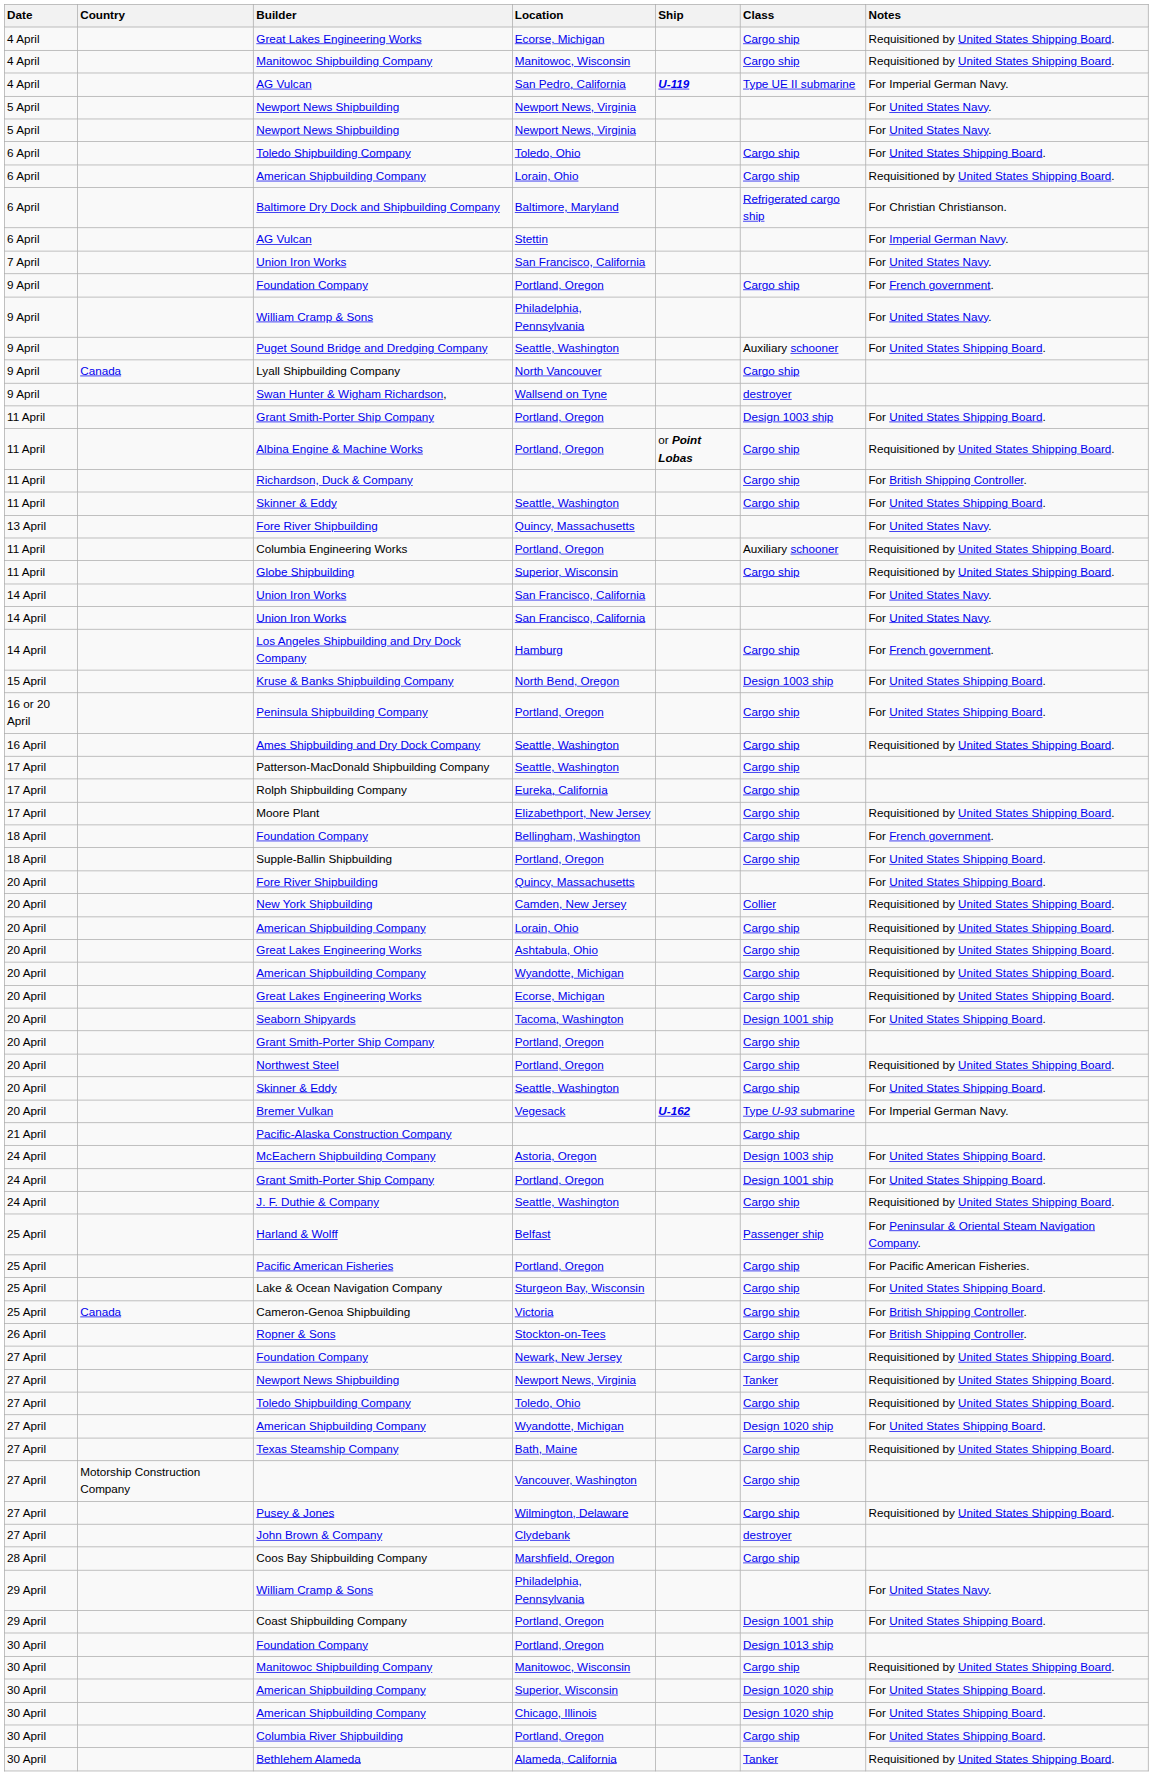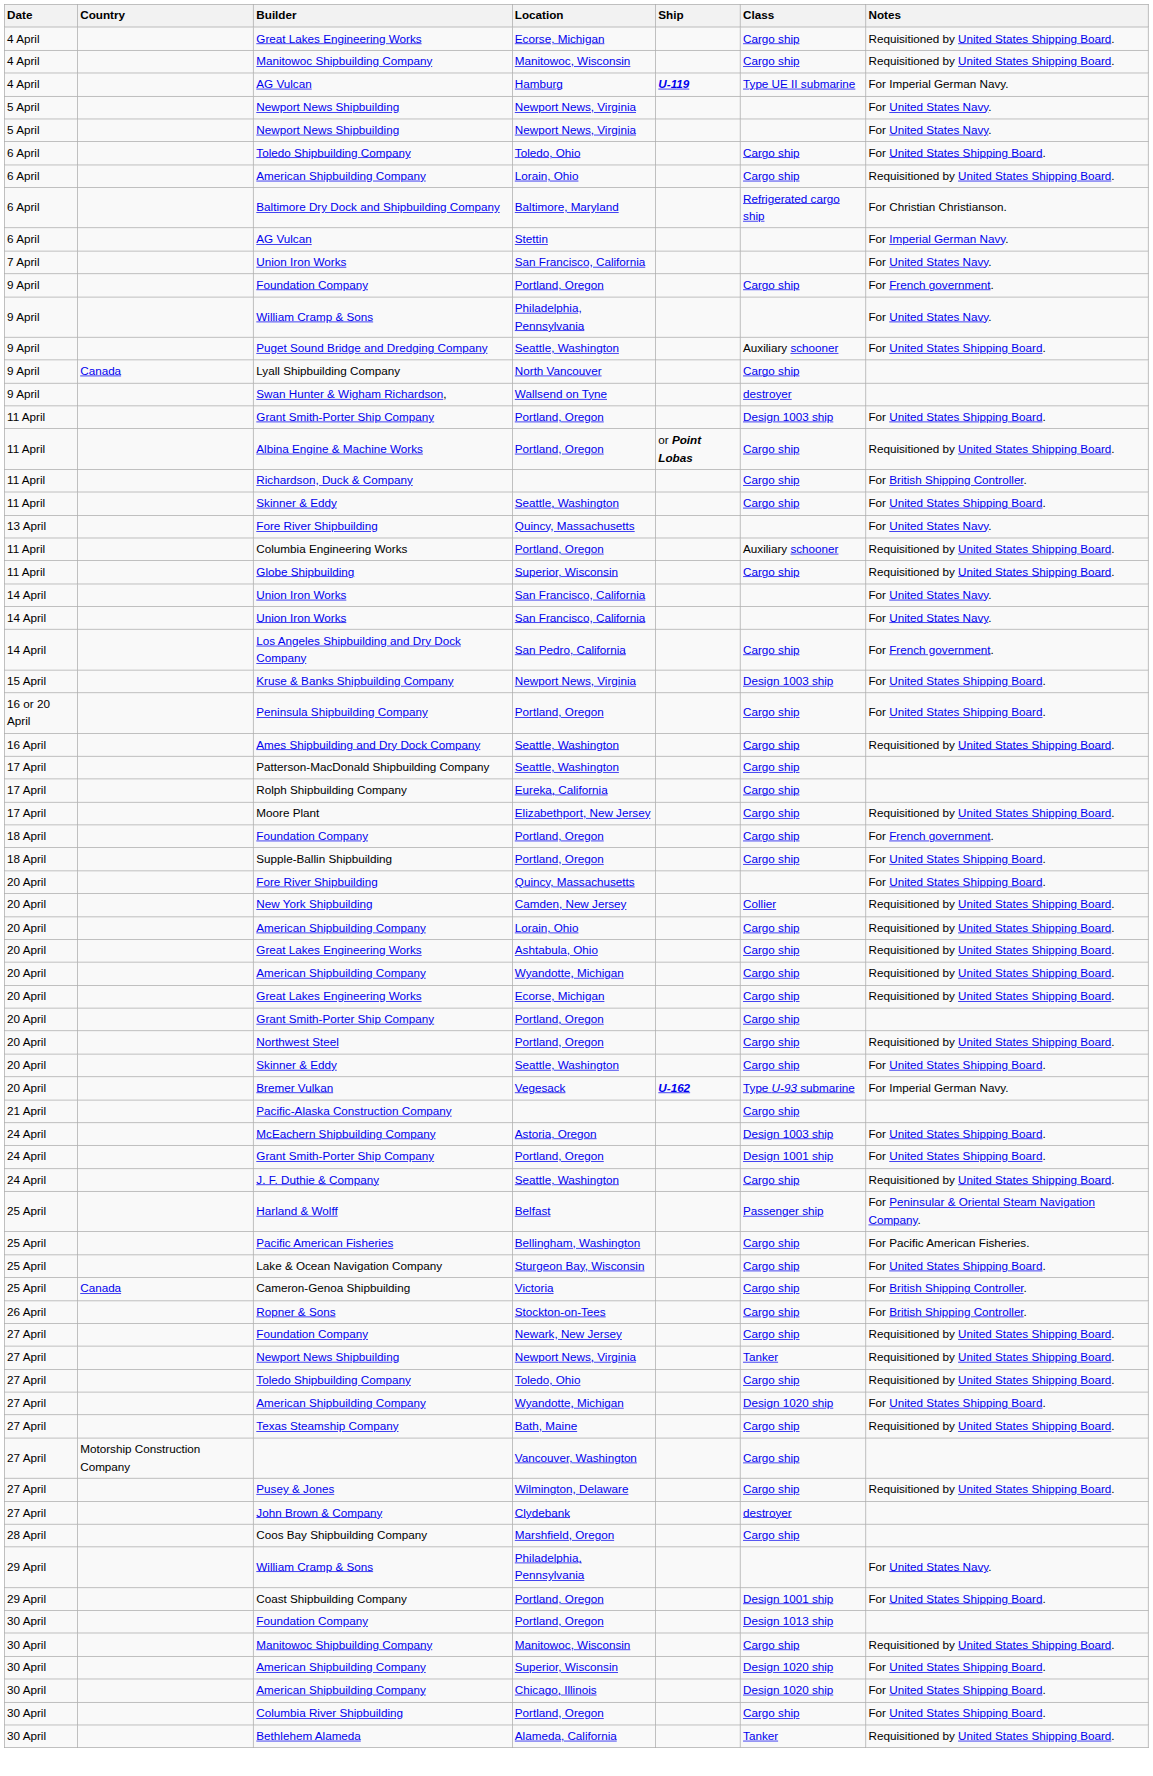(570, 84) San Pedro, California -> (539, 84) Hamburg
(539, 649) Hamburg -> (570, 649) San Pedro, California
(567, 681) North Bend, Oregon -> (575, 681) Newport News, Virginia
(578, 836) Bellingham, Washington -> (559, 836) Portland, Oregon
- row: (27, 1019)
(559, 1266) Portland, Oregon -> (578, 1243) Bellingham, Washington
